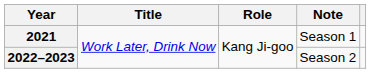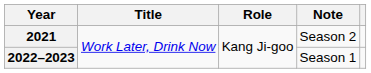(328, 36) Season 1 -> (328, 36) Season 2
(328, 57) Season 2 -> (328, 57) Season 1
